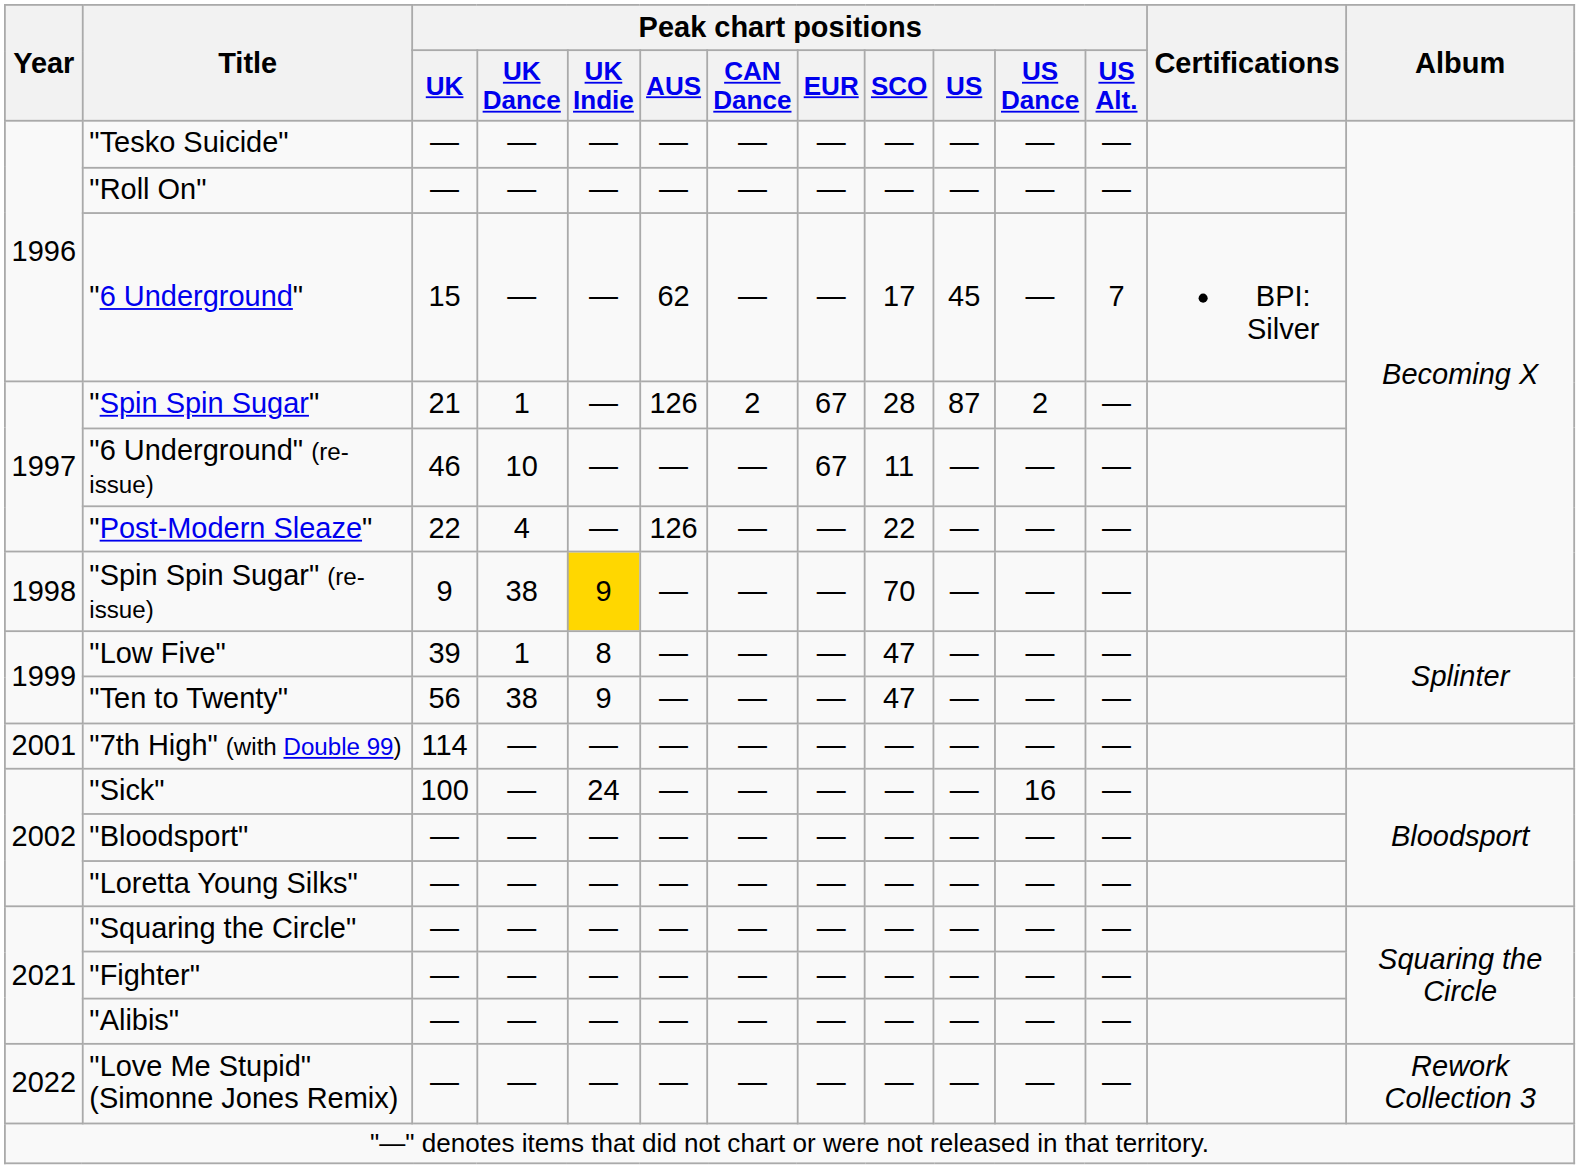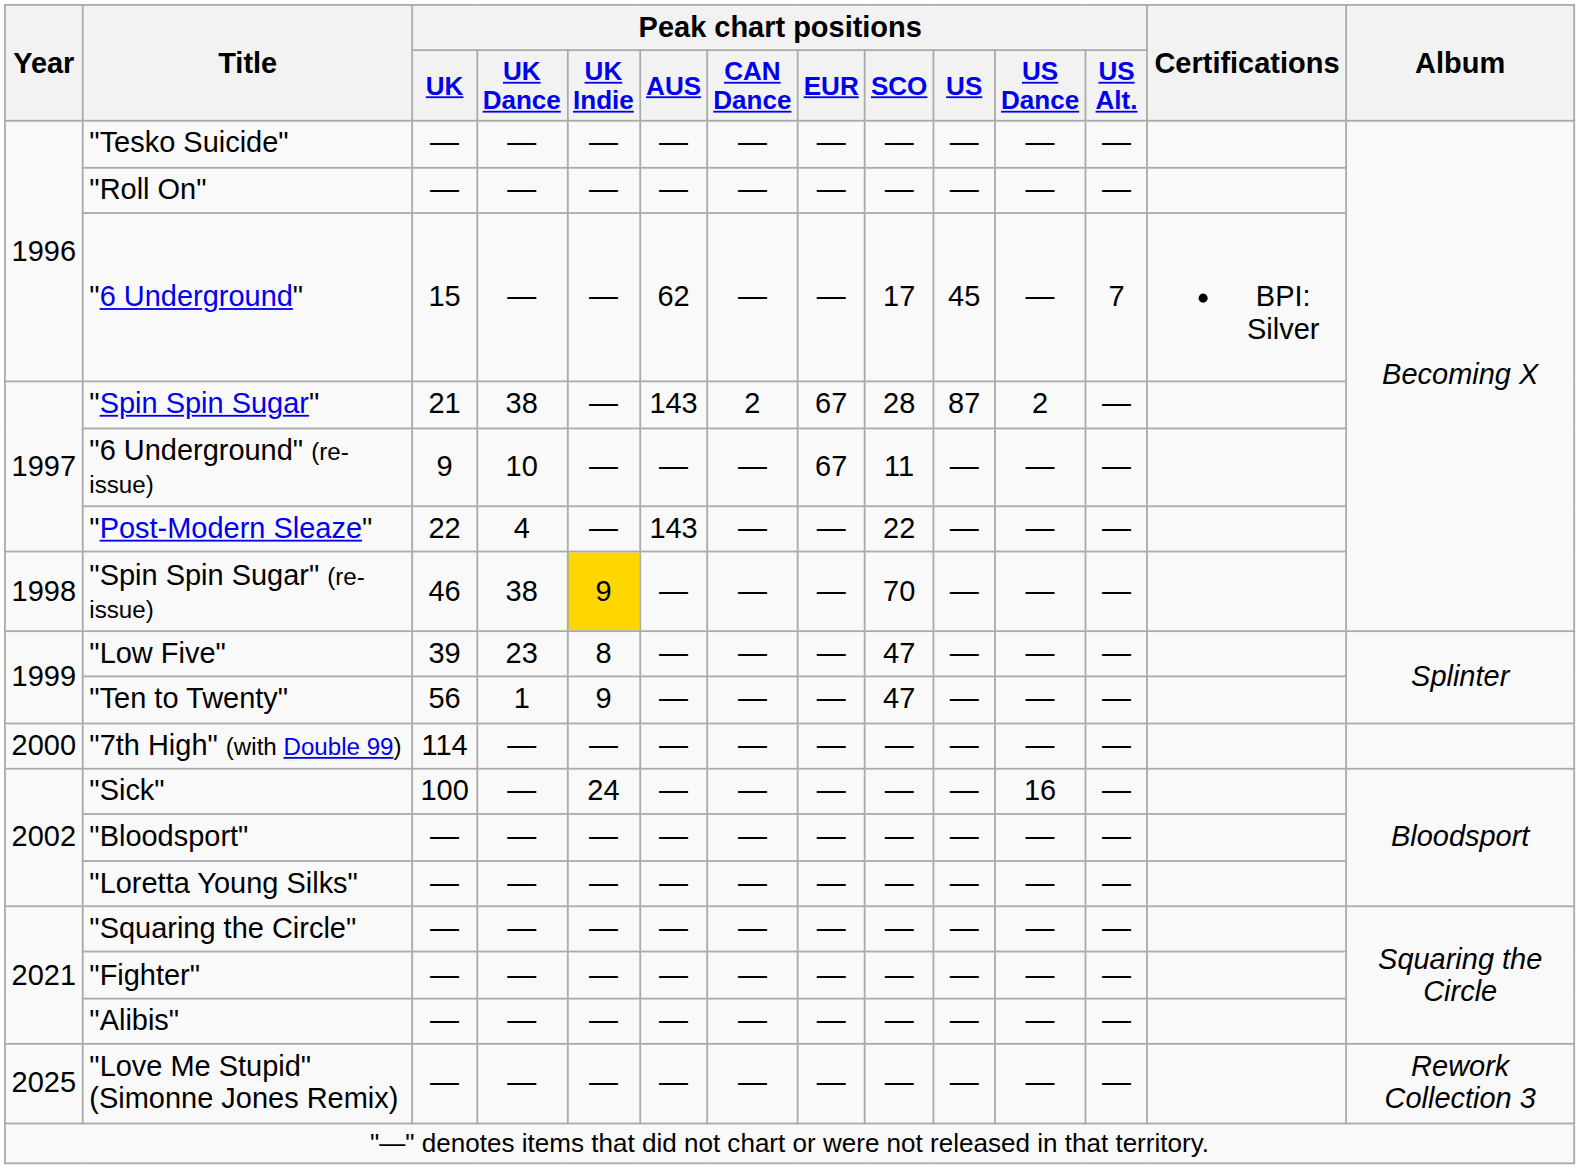(522, 404) 1 -> (522, 404) 38
(674, 404) 126 -> (674, 404) 143
(445, 466) 46 -> (445, 466) 9
(674, 528) 126 -> (674, 528) 143
(445, 591) 9 -> (445, 591) 46
(522, 653) 1 -> (522, 653) 23
(522, 699) 38 -> (522, 699) 1
(44, 745) 2001 -> (44, 745) 2000
(44, 1082) 2022 -> (44, 1082) 2025
